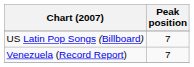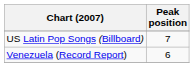(168, 54) 7 -> (168, 54) 6
